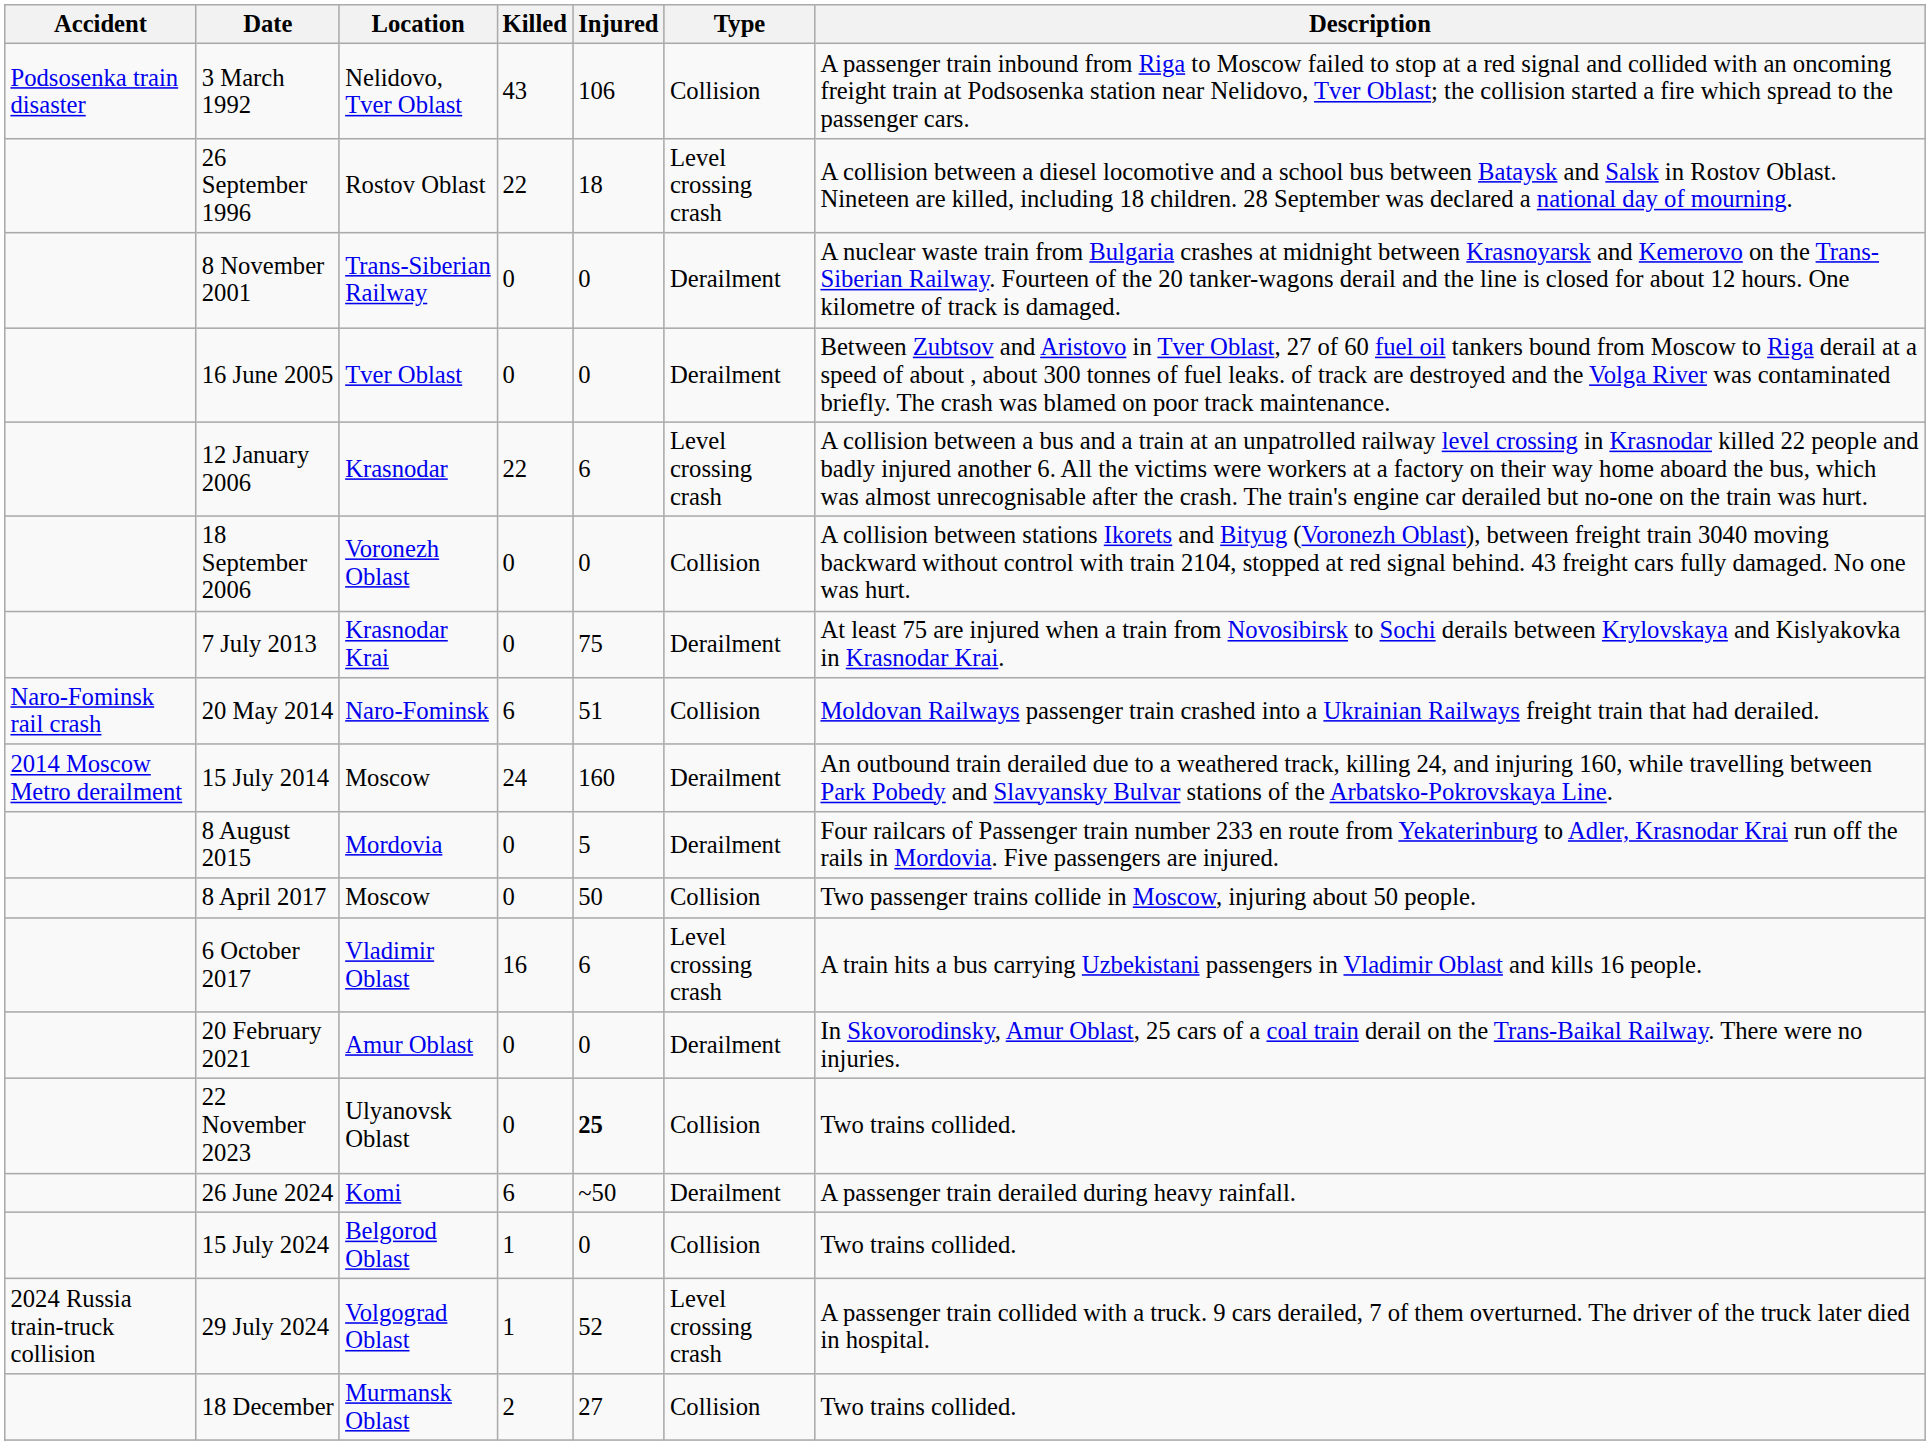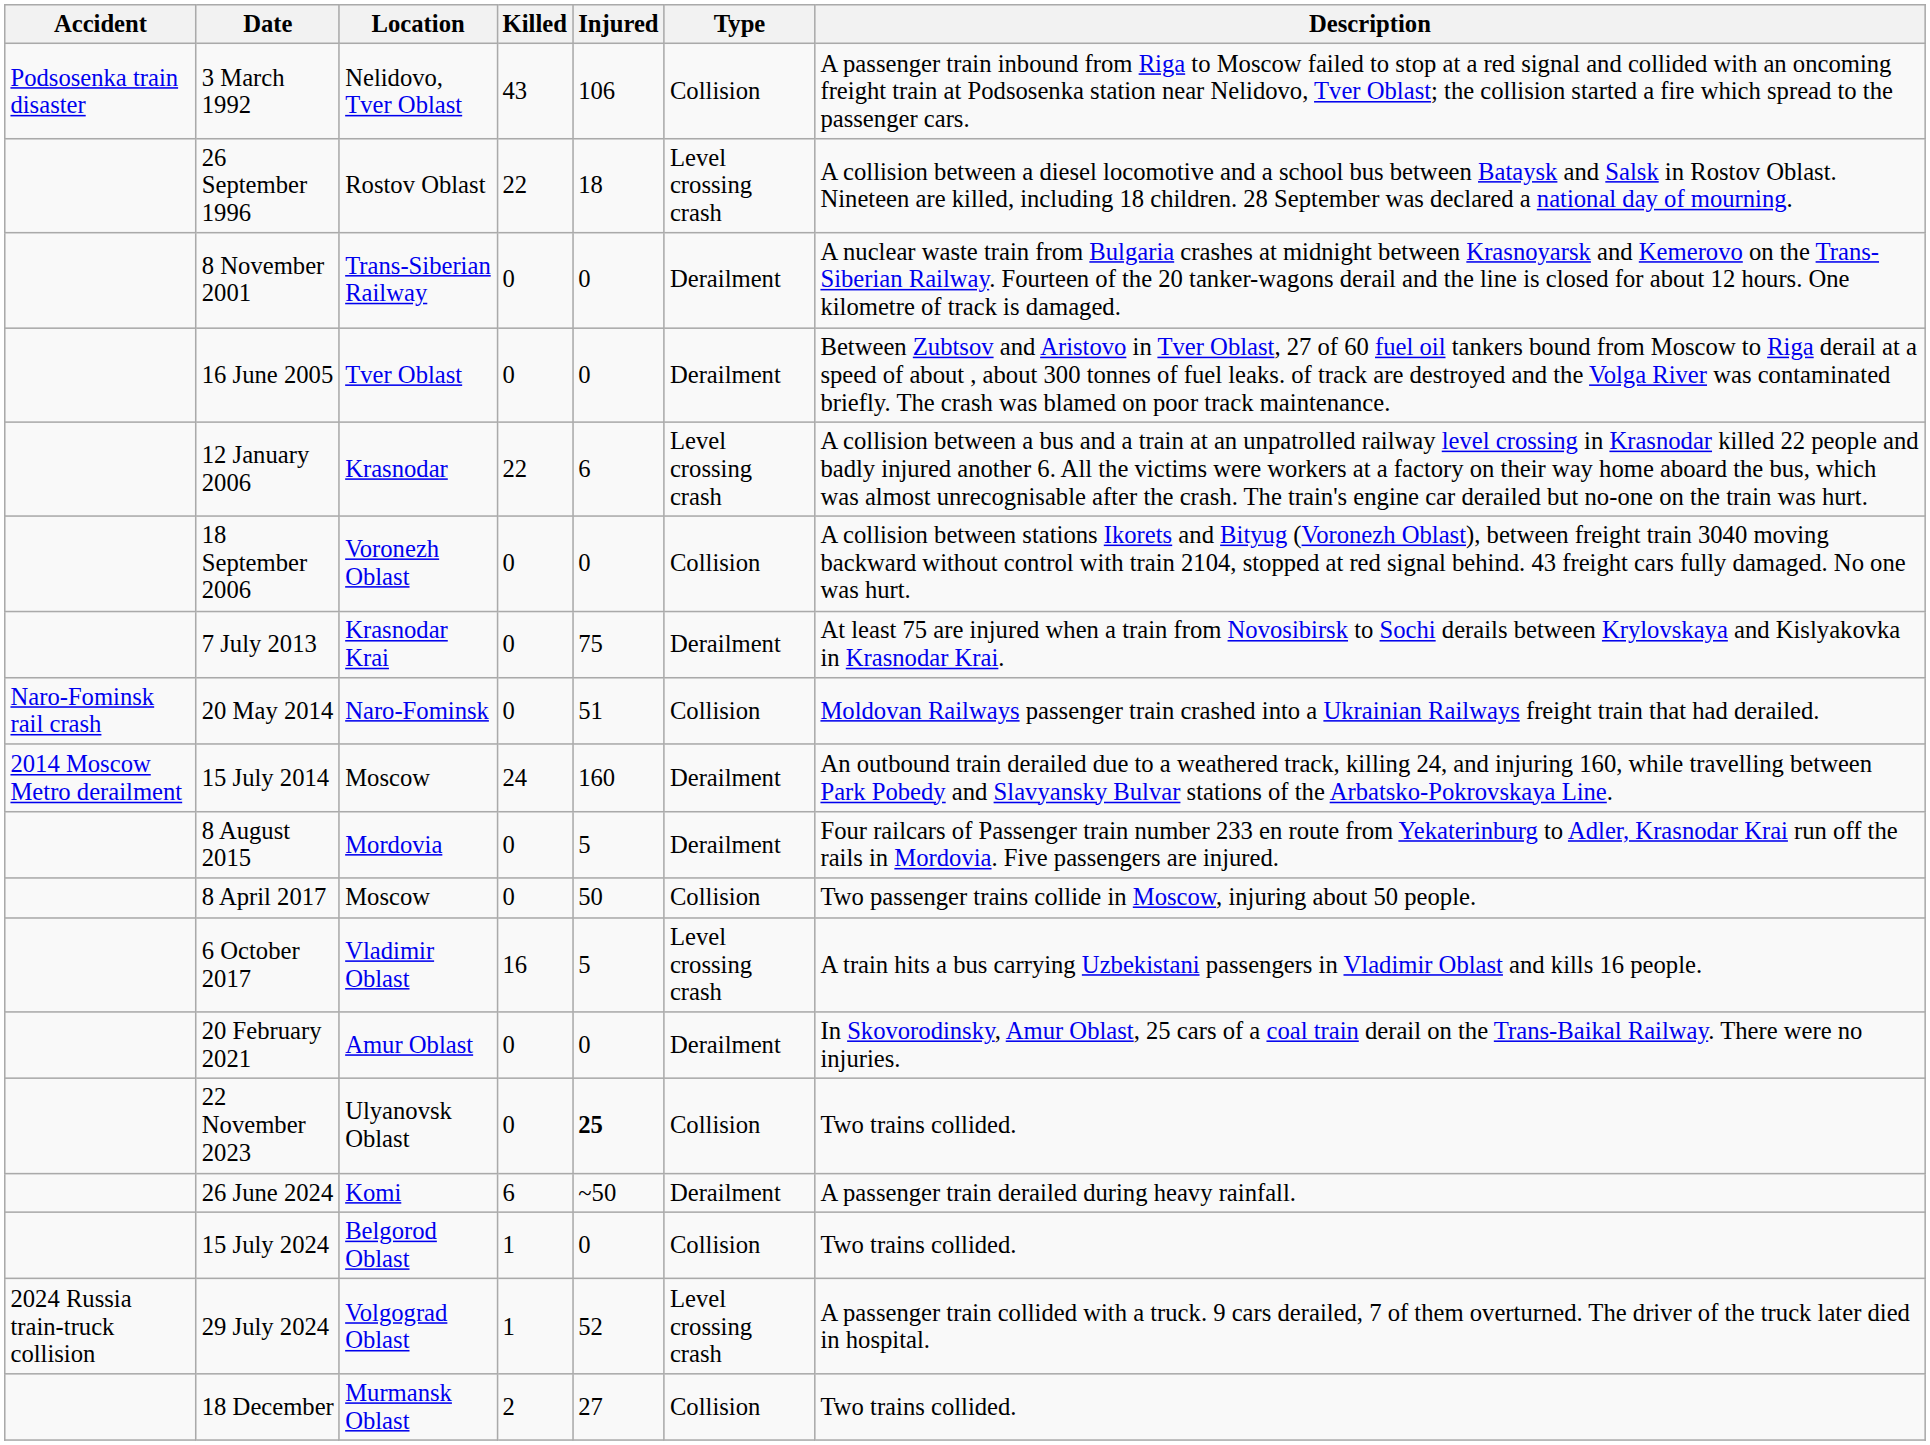(509, 710) 6 -> (509, 710) 0
(584, 964) 6 -> (584, 964) 5
